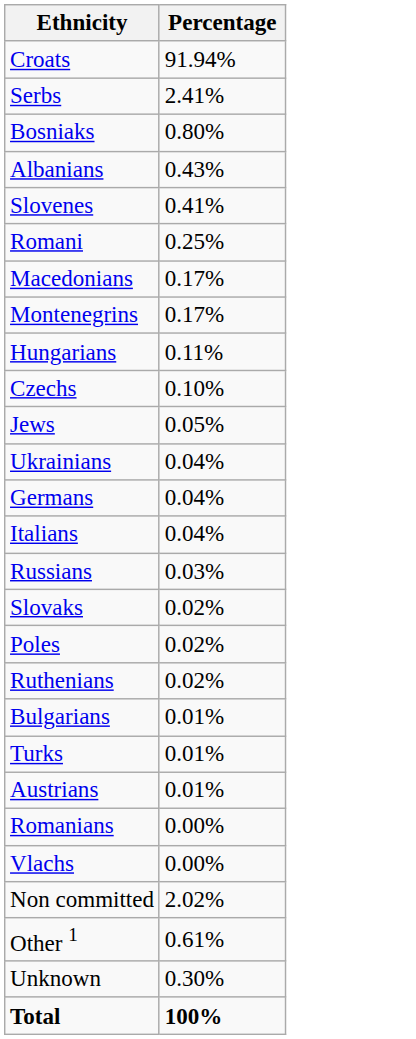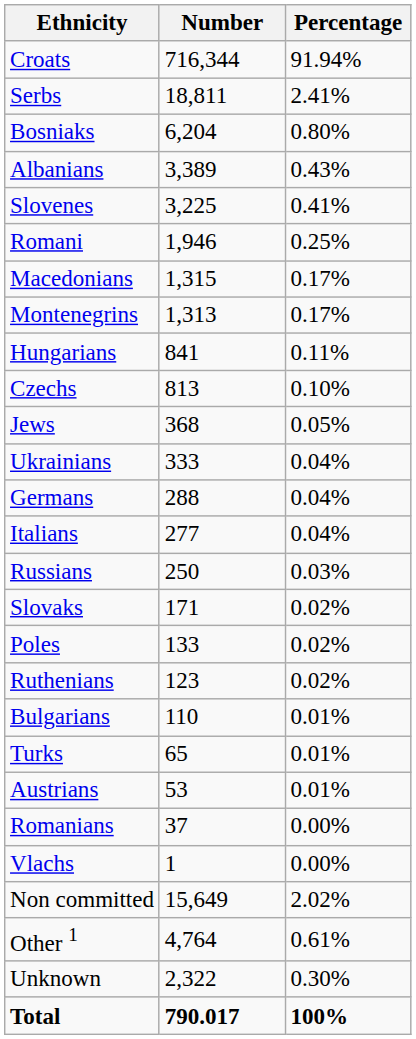+ column: (222, 22)
